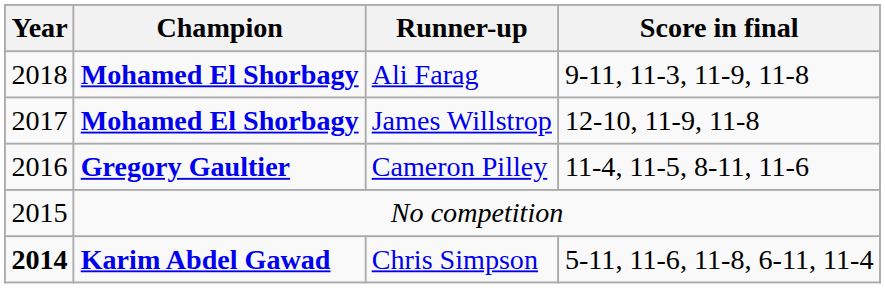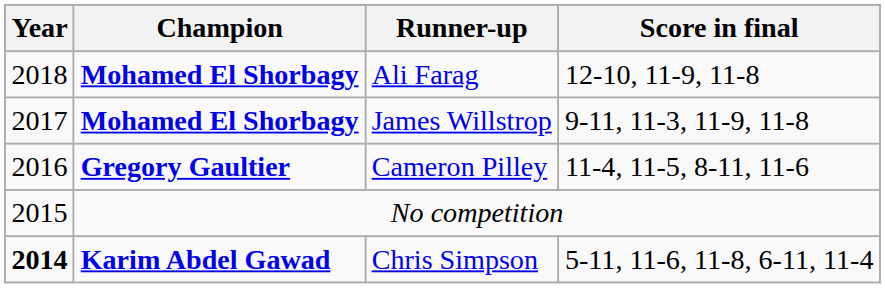(687, 74) 9-11, 11-3, 11-9, 11-8 -> (662, 74) 12-10, 11-9, 11-8
(662, 120) 12-10, 11-9, 11-8 -> (687, 120) 9-11, 11-3, 11-9, 11-8
